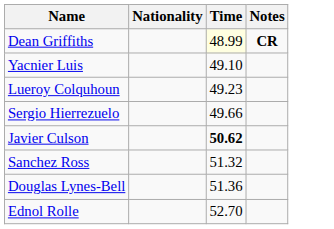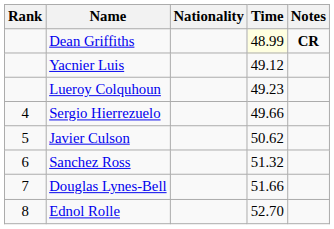+ column: (25, 16)
(226, 65) 49.10 -> (267, 65) 49.12
(226, 138) bold -> (267, 138) normal
(226, 187) 51.36 -> (267, 187) 51.66
